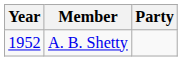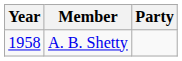(24, 42) 1952 -> (24, 42) 1958
